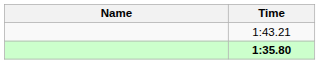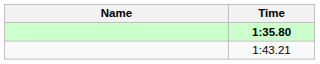rows swapped: (272, 50) <-> (272, 31)
